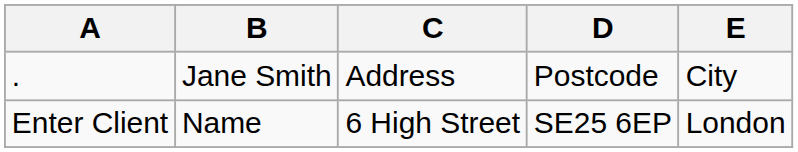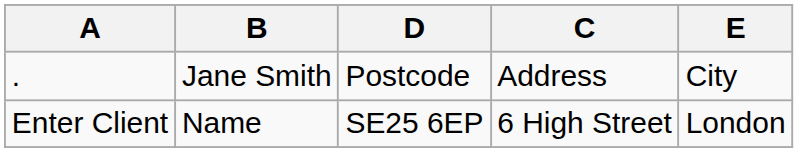columns swapped: (433, 28) <-> (603, 28)
